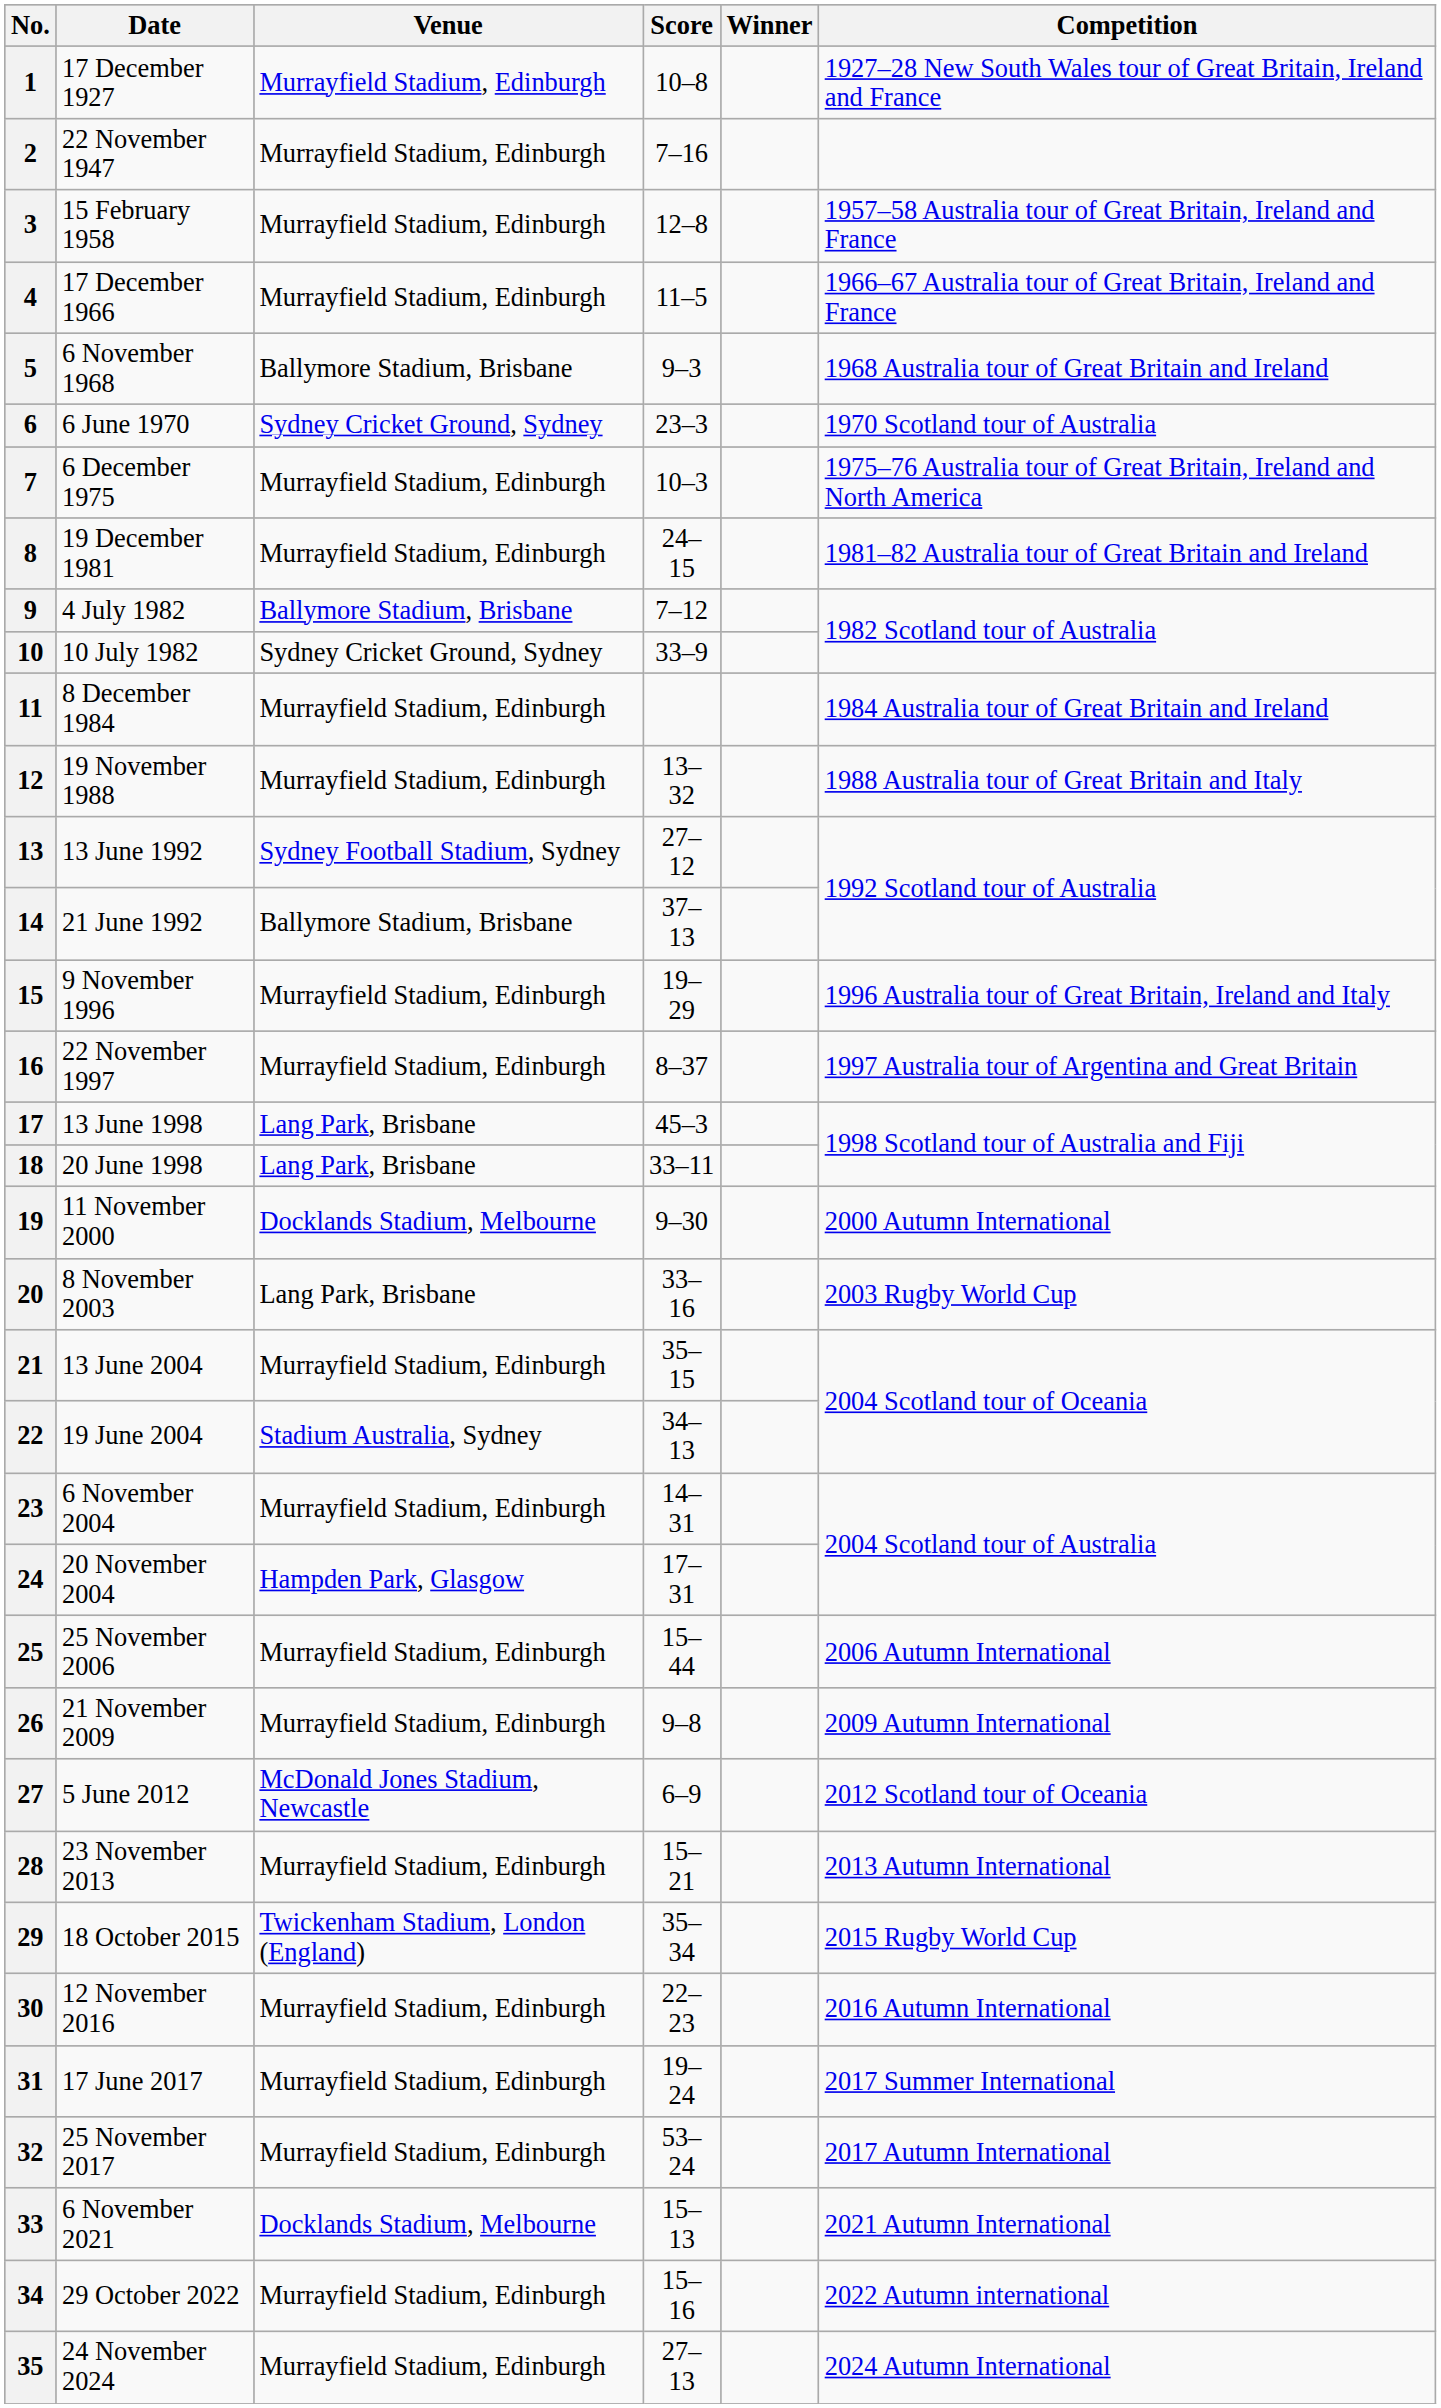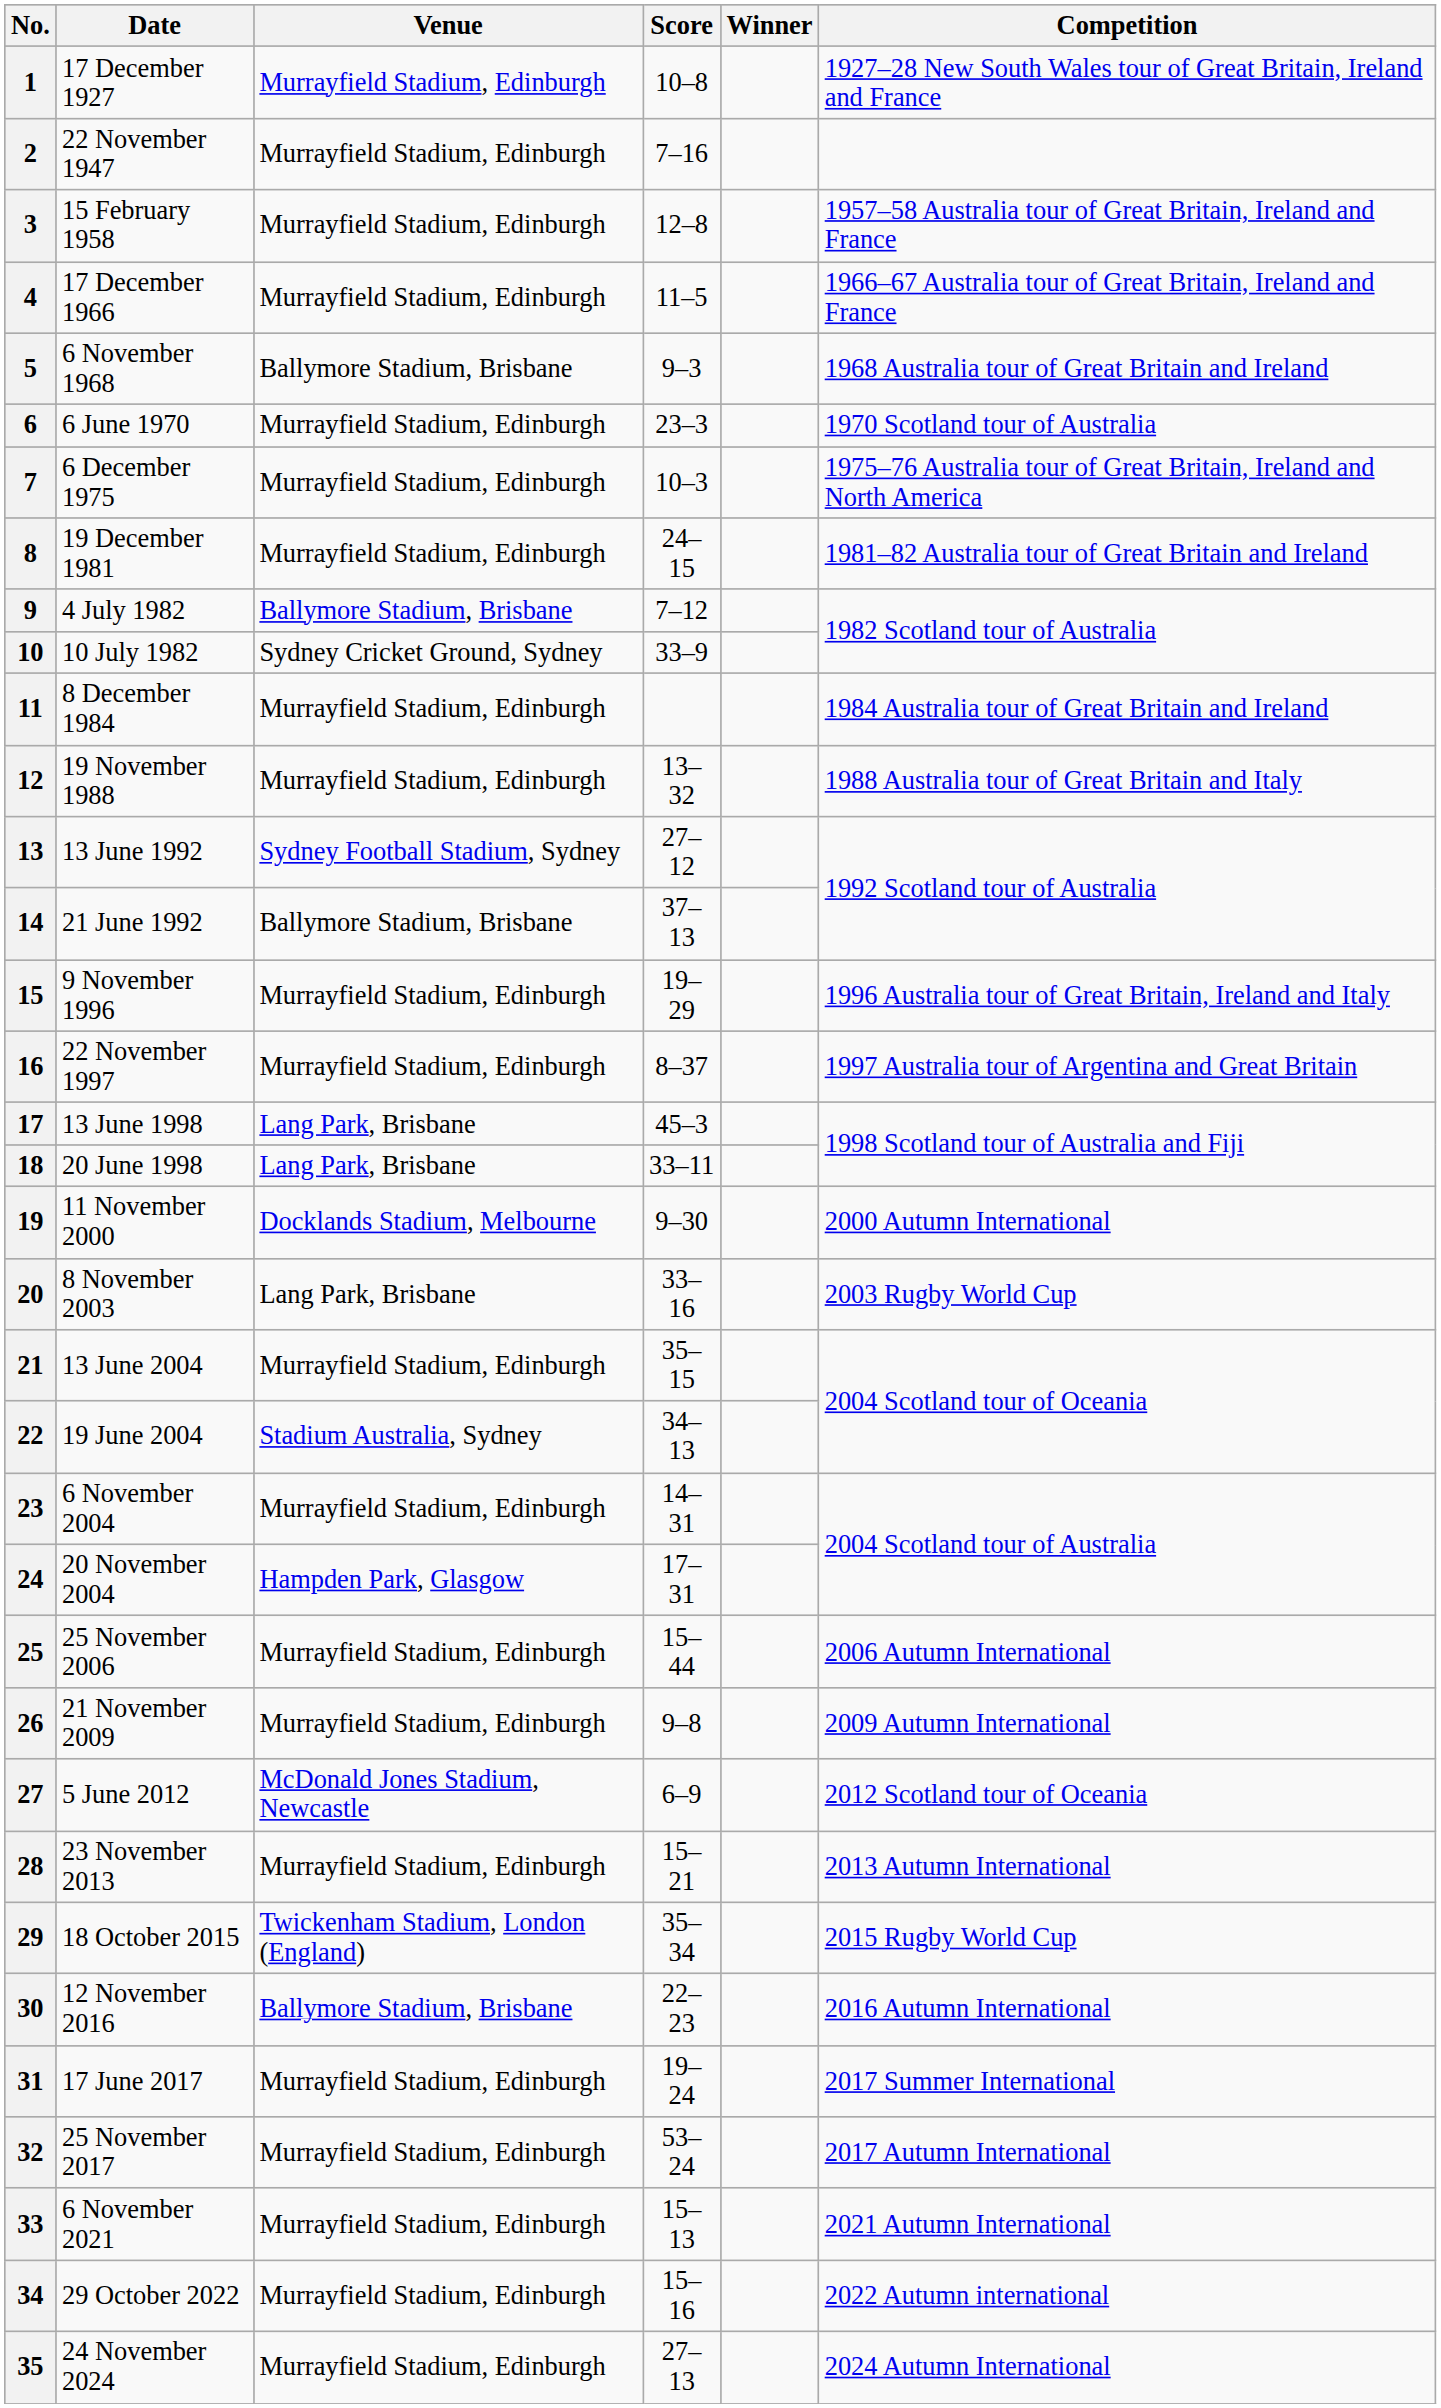(431, 425) Sydney Cricket Ground, Sydney -> (433, 425) Murrayfield Stadium, Edinburgh
(433, 2009) Murrayfield Stadium, Edinburgh -> (416, 2009) Ballymore Stadium, Brisbane
(428, 2223) Docklands Stadium, Melbourne -> (433, 2223) Murrayfield Stadium, Edinburgh
